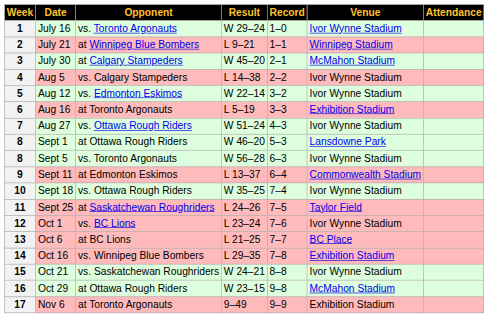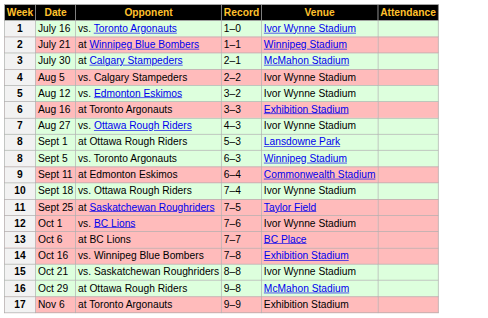- column: (244, 12)
(356, 158) Ivor Wynne Stadium -> (305, 158) Winnipeg Stadium
